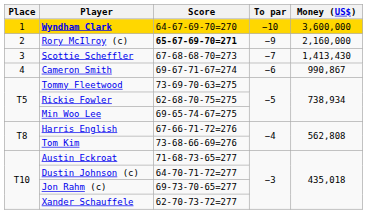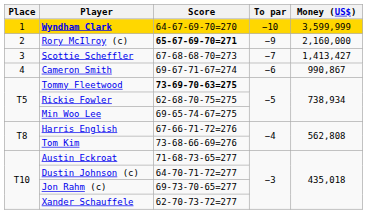(327, 26) 3,600,000 -> (327, 26) 3,599,999
(327, 56) 1,413,430 -> (327, 56) 1,413,427
(196, 85) normal -> (196, 85) bold
